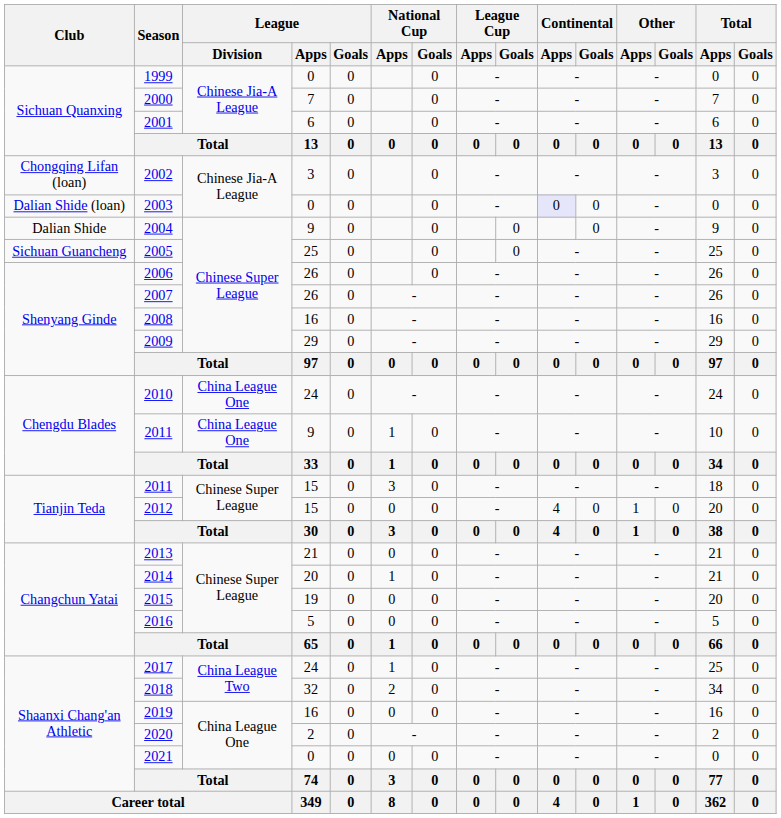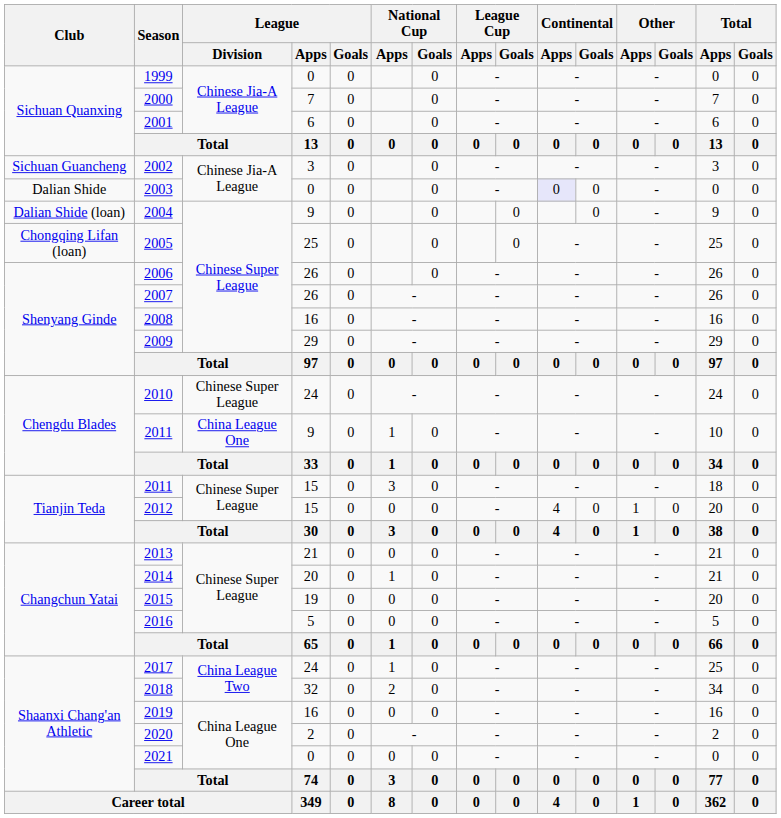(69, 175) Chongqing Lifan (loan) -> (69, 167) Sichuan Guancheng
(69, 205) Dalian Shide (loan) -> (69, 189) Dalian Shide
(69, 228) Dalian Shide -> (69, 212) Dalian Shide (loan)
(69, 251) Sichuan Guancheng -> (69, 243) Chongqing Lifan (loan)
(237, 394) China League One -> (237, 394) Chinese Super League
